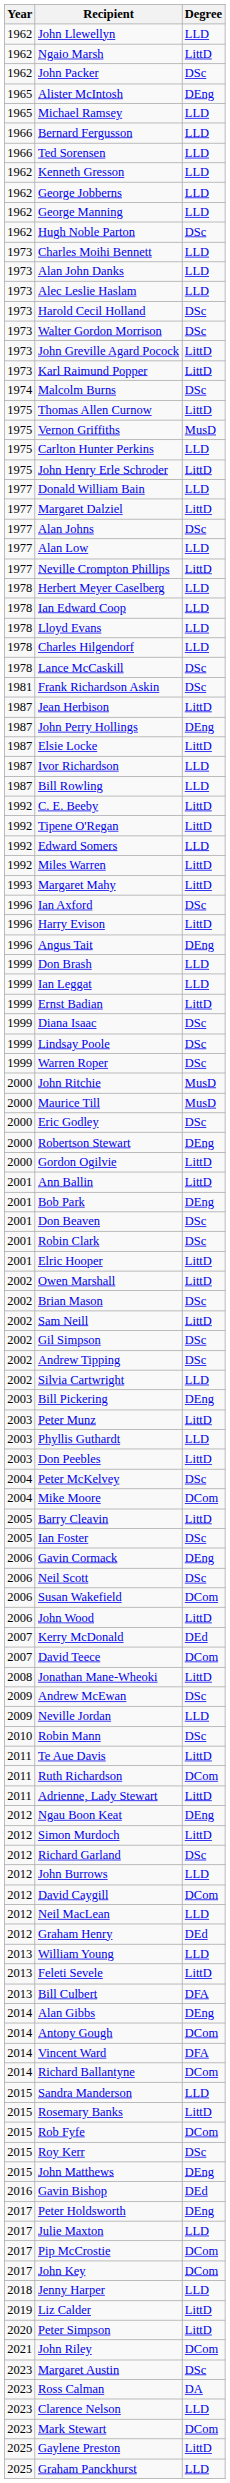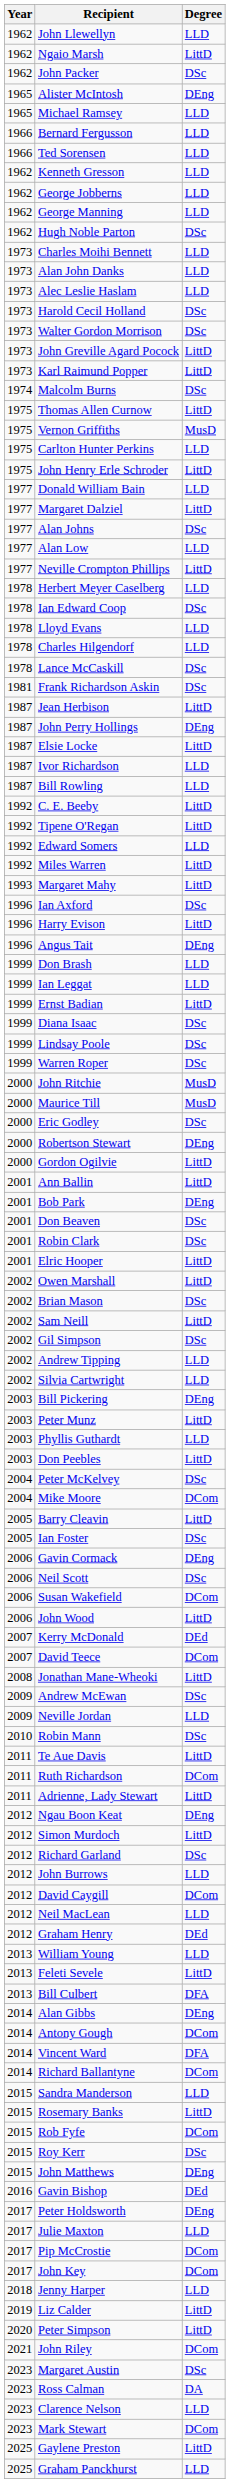(197, 608) LLD -> (196, 608) DSc
(196, 1360) DSc -> (197, 1360) LLD
